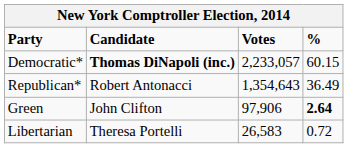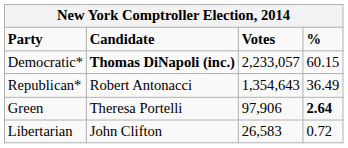(126, 108) John Clifton -> (136, 108) Theresa Portelli
(136, 131) Theresa Portelli -> (126, 131) John Clifton
